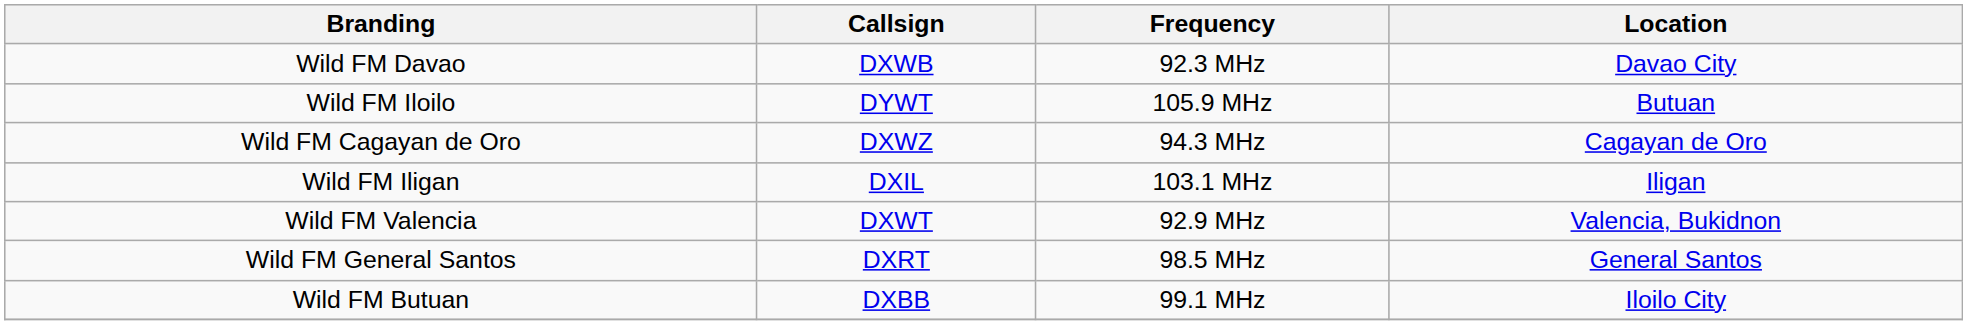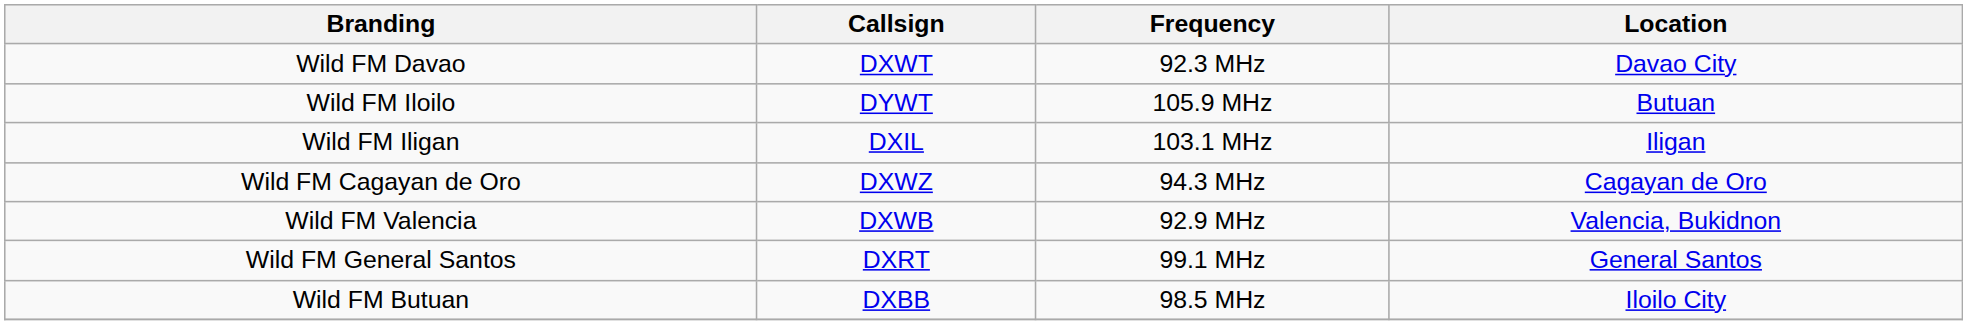(896, 63) DXWB -> (896, 63) DXWT
rows swapped: (381, 142) <-> (381, 181)
(896, 220) DXWT -> (896, 220) DXWB
(1212, 260) 98.5 MHz -> (1212, 260) 99.1 MHz
(1212, 299) 99.1 MHz -> (1212, 299) 98.5 MHz
